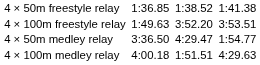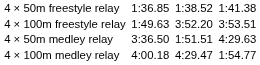(194, 39) 4:29.47 -> (194, 39) 1:51.51
(237, 39) 1:54.77 -> (237, 39) 4:29.63
(194, 55) 1:51.51 -> (194, 55) 4:29.47
(237, 55) 4:29.63 -> (237, 55) 1:54.77
